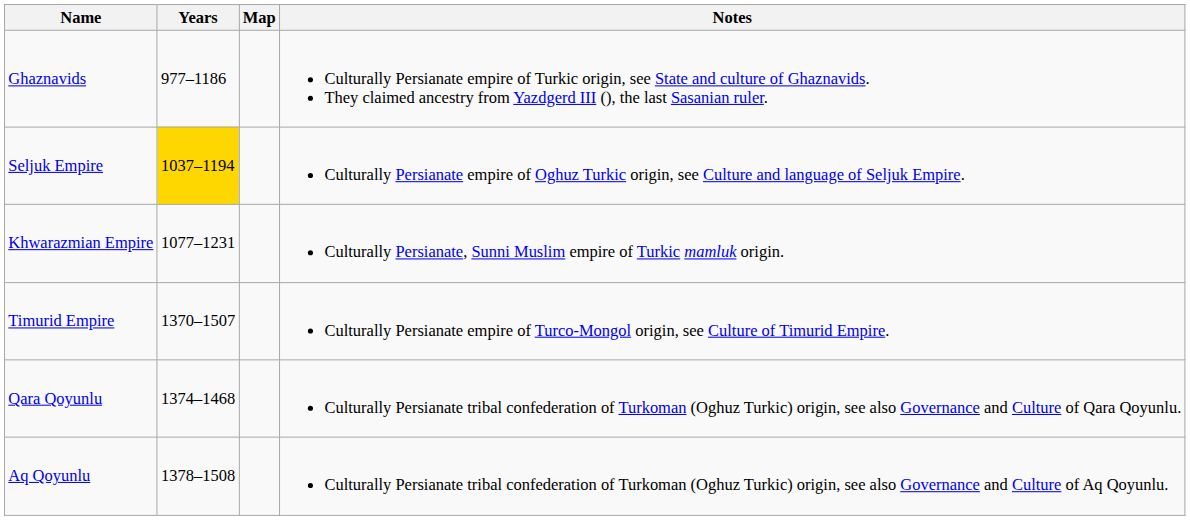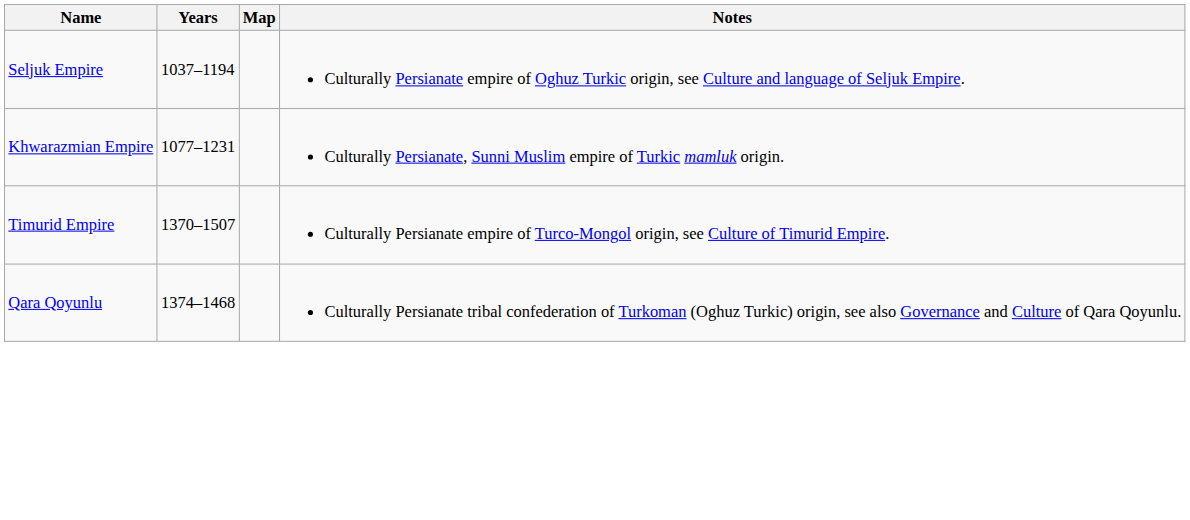- row: (47, 78)
(198, 165) gold background -> (198, 69) no background
- row: (49, 476)
